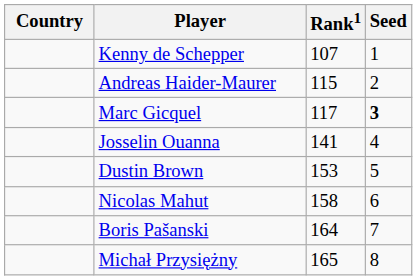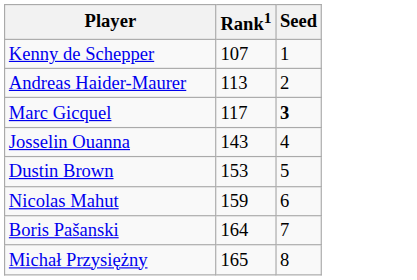- column: (49, 21)
(324, 83) 115 -> (234, 83) 113
(324, 141) 141 -> (234, 141) 143
(324, 200) 158 -> (234, 200) 159
